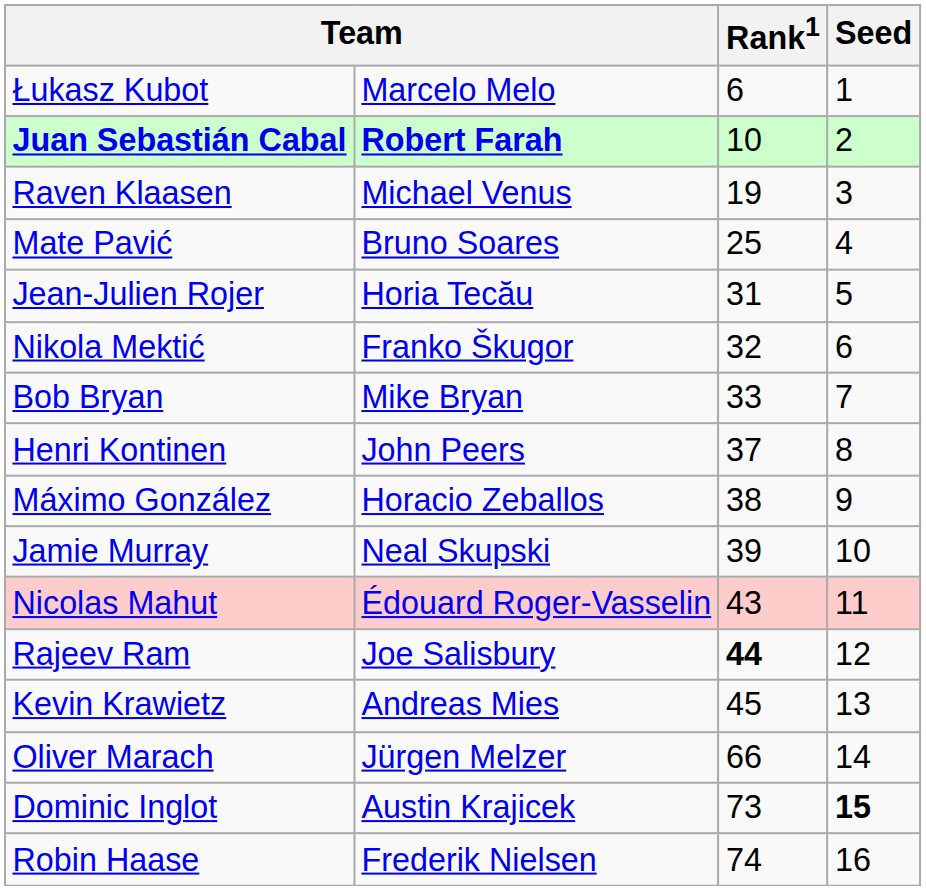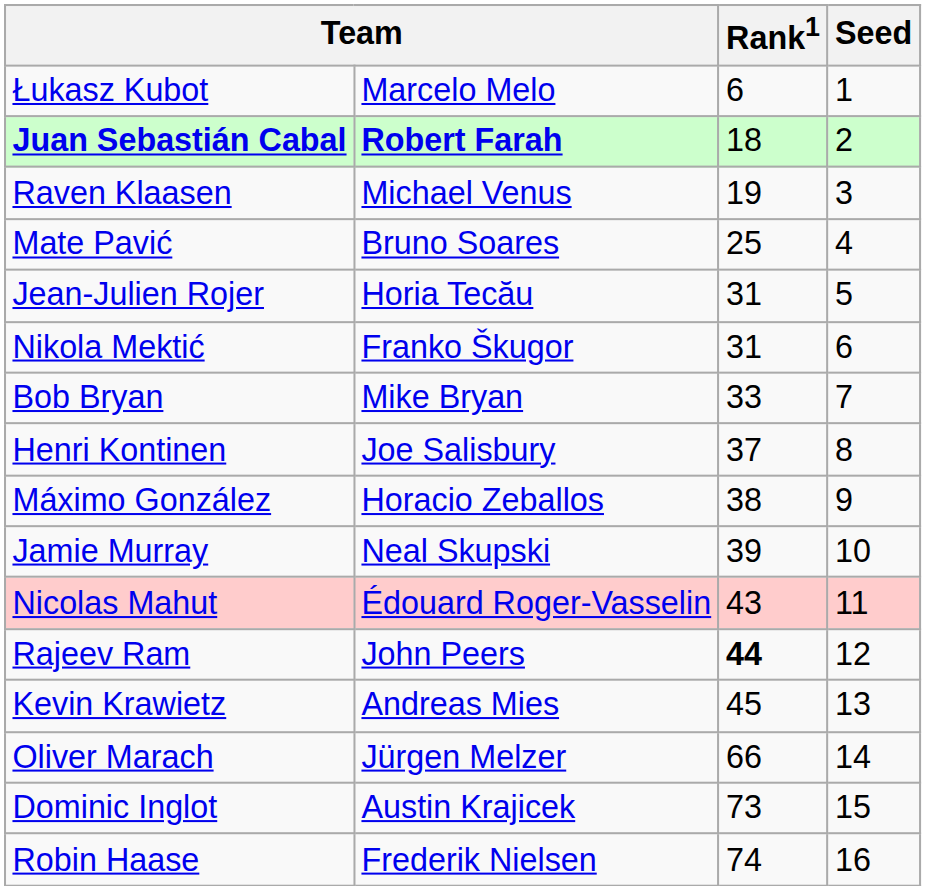(744, 141) 10 -> (744, 141) 18
(744, 346) 32 -> (744, 346) 31
(443, 448) John Peers -> (458, 448) Joe Salisbury
(458, 653) Joe Salisbury -> (443, 653) John Peers
(853, 807) bold -> (853, 807) normal
